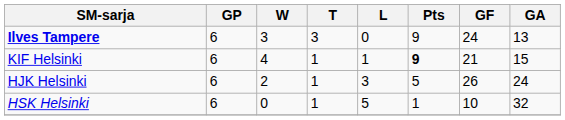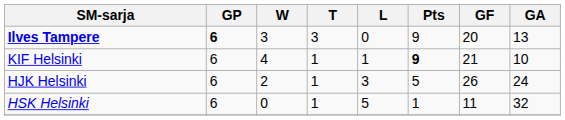(214, 37) normal -> (214, 37) bold
(470, 37) 24 -> (470, 37) 20
(521, 59) 15 -> (521, 59) 10
(470, 103) 10 -> (470, 103) 11
